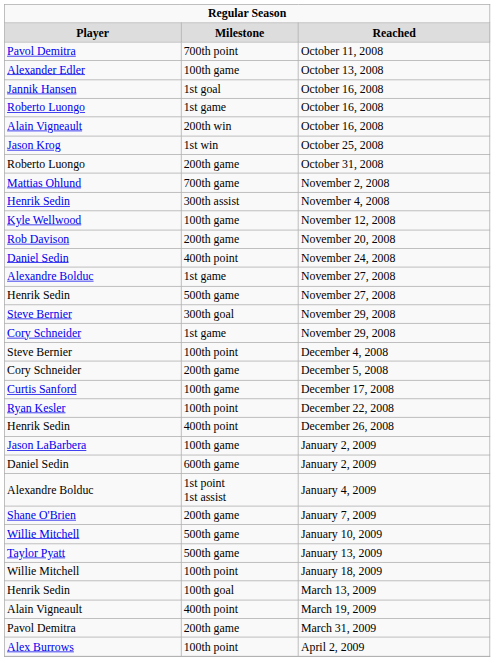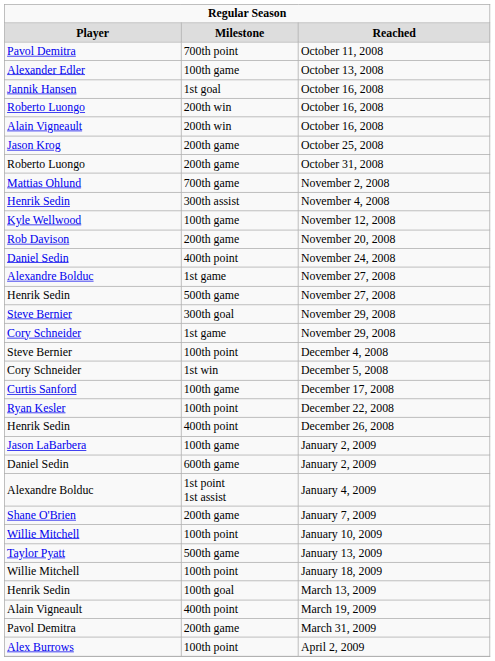(205, 107) 1st game -> (208, 107) 200th win
(201, 145) 1st win -> (211, 145) 200th game
(211, 370) 200th game -> (201, 370) 1st win
(211, 534) 500th game -> (211, 534) 100th point
